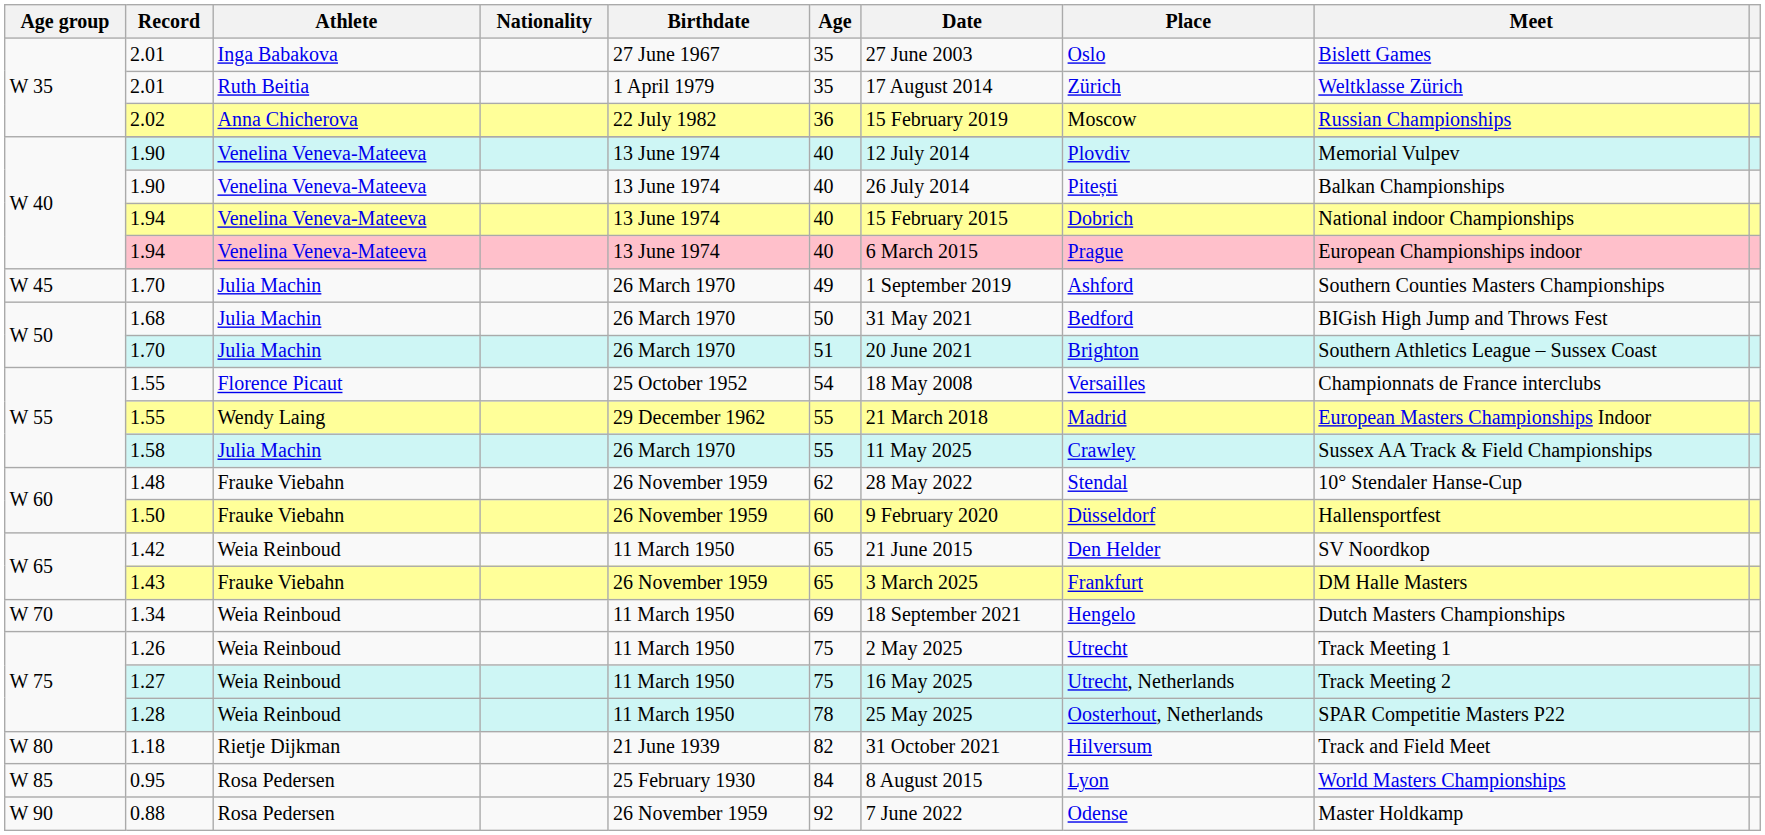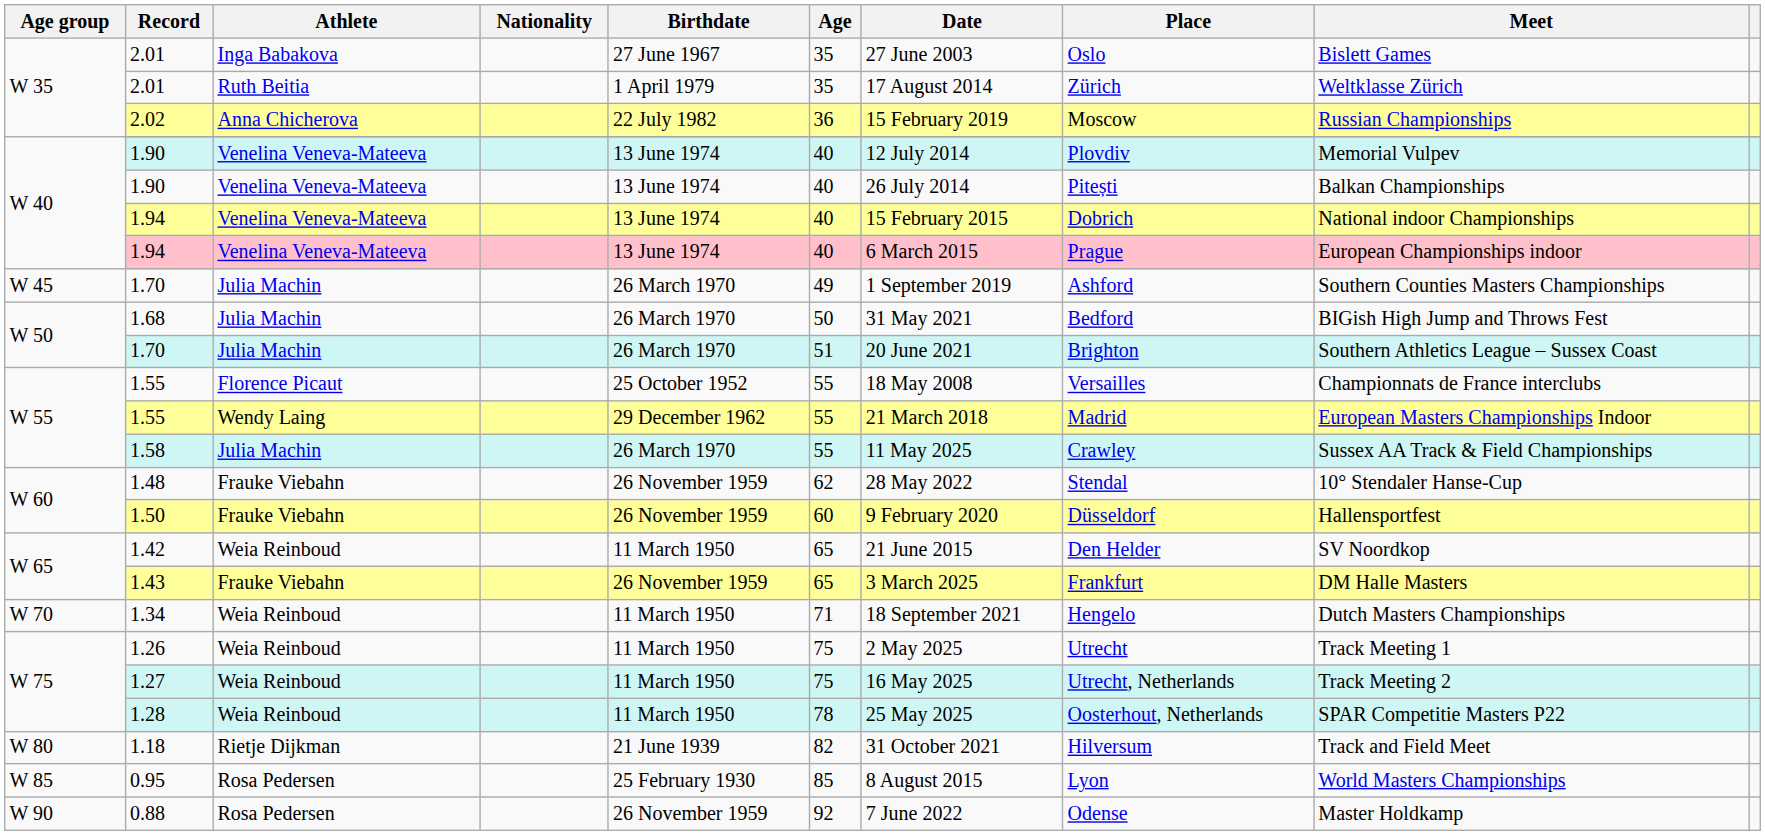(824, 384) 54 -> (824, 384) 55
(824, 615) 69 -> (824, 615) 71
(824, 780) 84 -> (824, 780) 85
